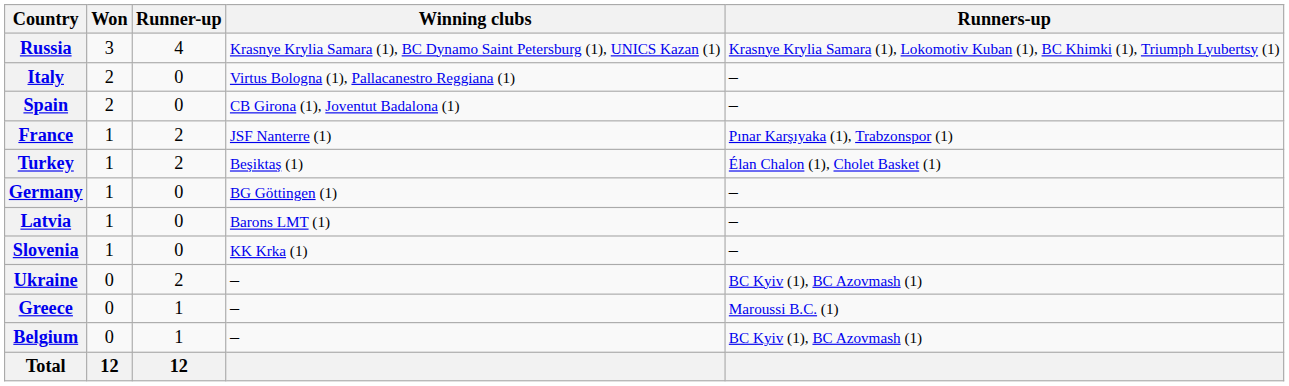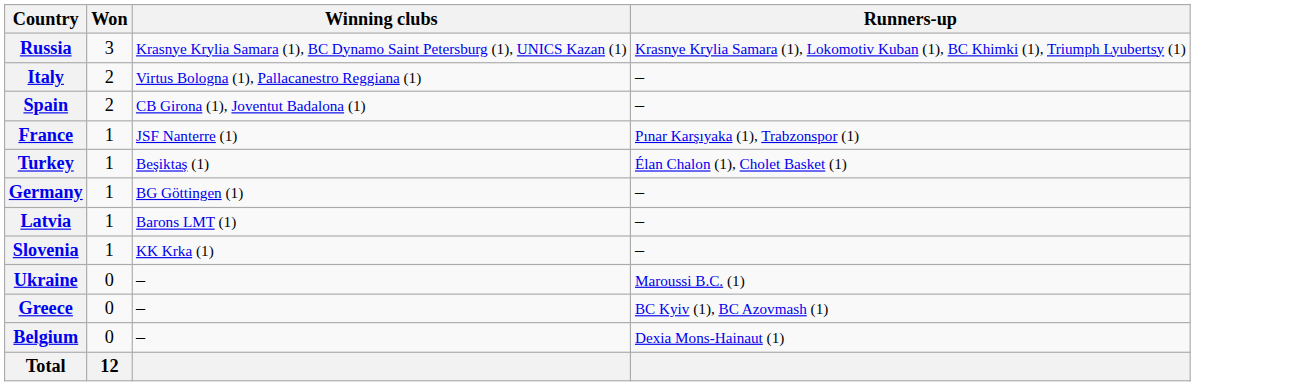- column: (179, 18)
(826, 280) BC Kyiv (1), BC Azovmash (1) -> (690, 280) Maroussi B.C. (1)
(784, 309) Maroussi B.C. (1) -> (732, 309) BC Kyiv (1), BC Azovmash (1)
(826, 338) BC Kyiv (1), BC Azovmash (1) -> (710, 338) Dexia Mons-Hainaut (1)
